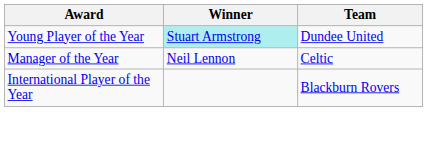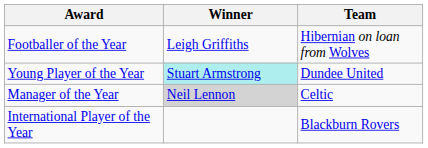+ row: (67, 44)
(201, 58) no background -> (201, 95) lightgrey background
